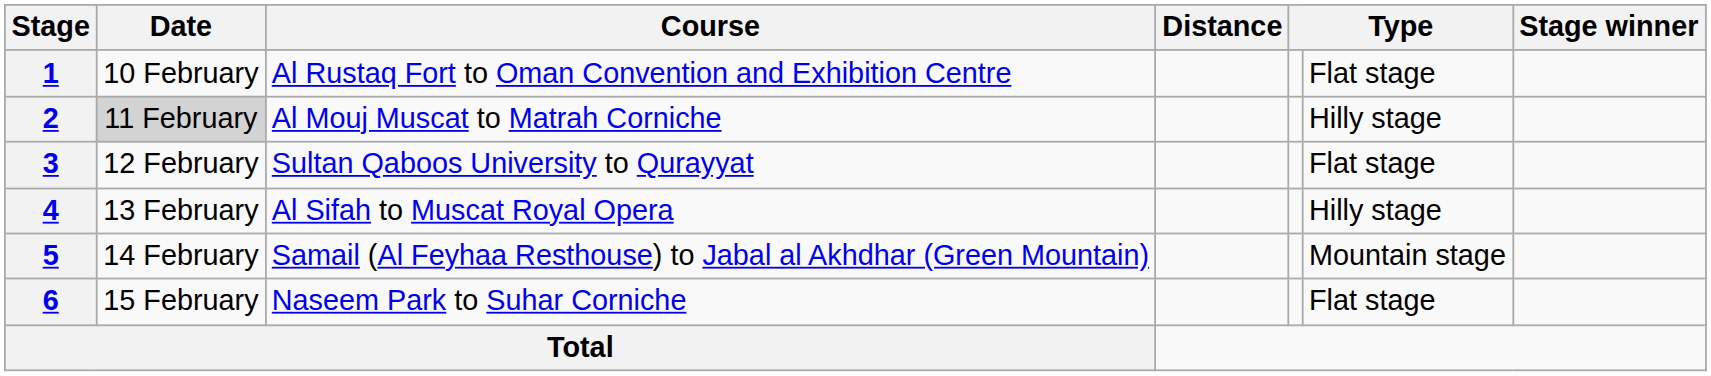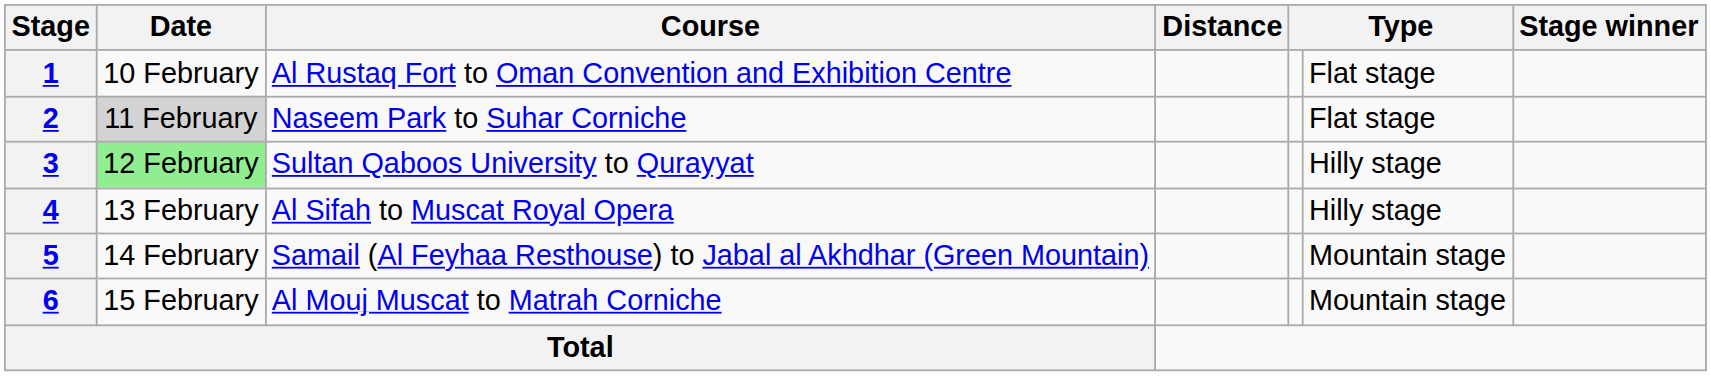(497, 118) Al Mouj Muscat to Matrah Corniche -> (479, 118) Naseem Park to Suhar Corniche
(1375, 118) Hilly stage -> (1372, 118) Flat stage
(181, 164) no background -> (181, 164) lightgreen background
(1372, 164) Flat stage -> (1375, 164) Hilly stage
(479, 301) Naseem Park to Suhar Corniche -> (497, 301) Al Mouj Muscat to Matrah Corniche
(1372, 301) Flat stage -> (1407, 301) Mountain stage
